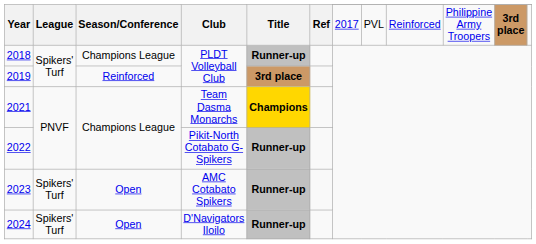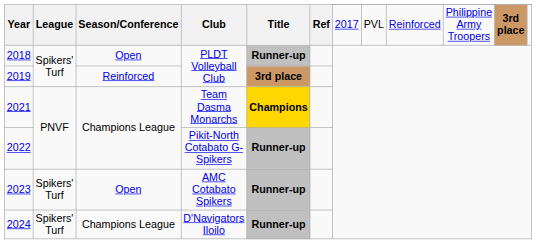(128, 55) Champions League -> (128, 55) Open
(128, 224) Open -> (128, 224) Champions League
